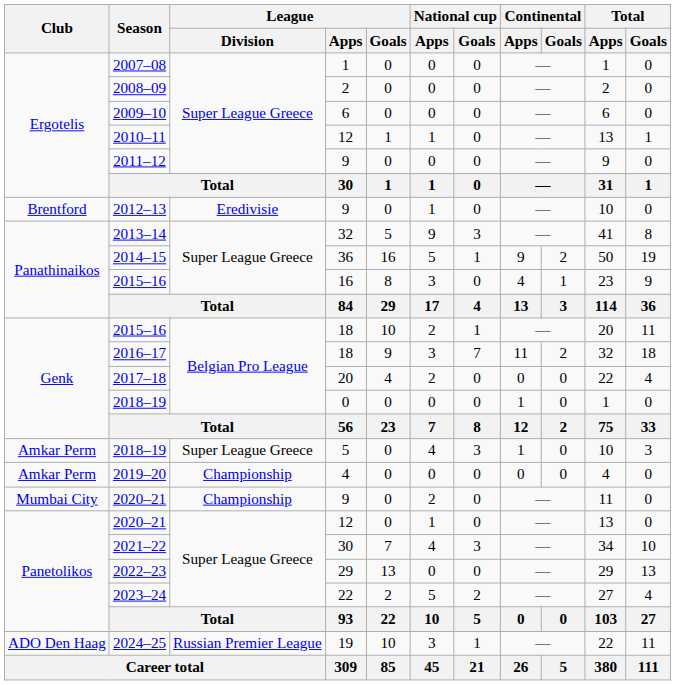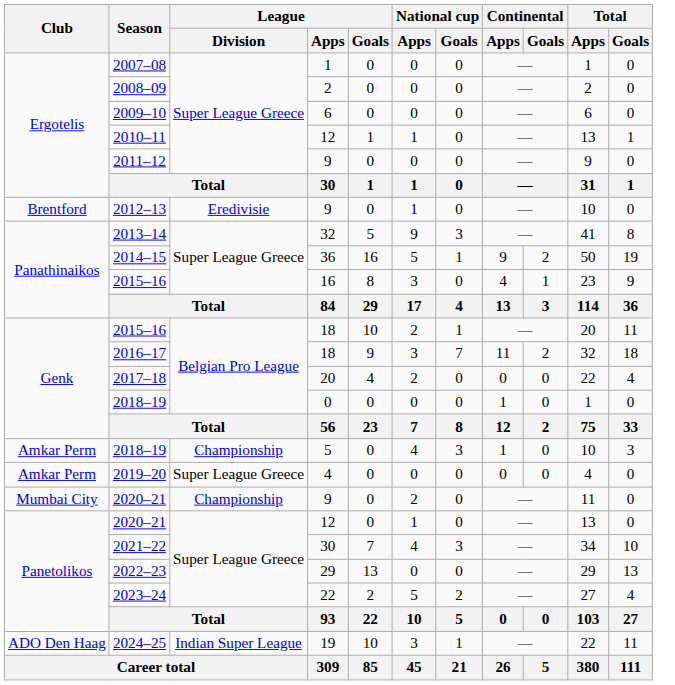(247, 450) Super League Greece -> (239, 450) Championship
(247, 474) Championship -> (239, 474) Super League Greece
(247, 643) Russian Premier League -> (239, 643) Indian Super League
